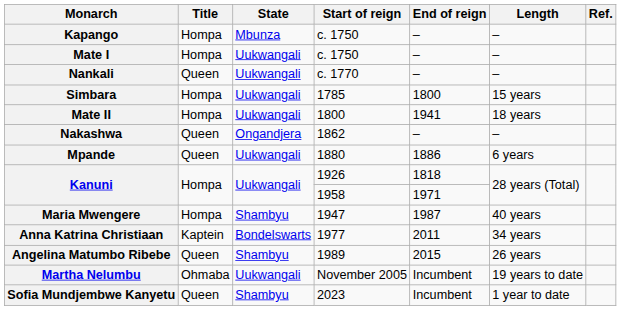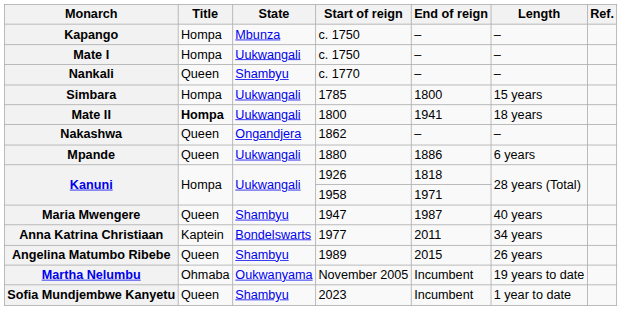(268, 74) Uukwangali -> (262, 74) Shambyu
(201, 114) normal -> (202, 114) bold
(201, 214) Hompa -> (200, 214) Queen
(268, 275) Uukwangali -> (274, 275) Oukwanyama
